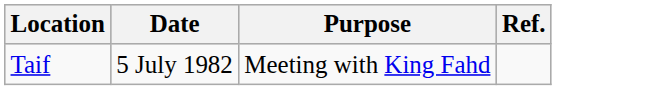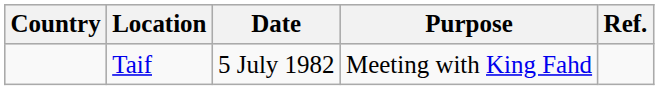+ column: (56, 24)
